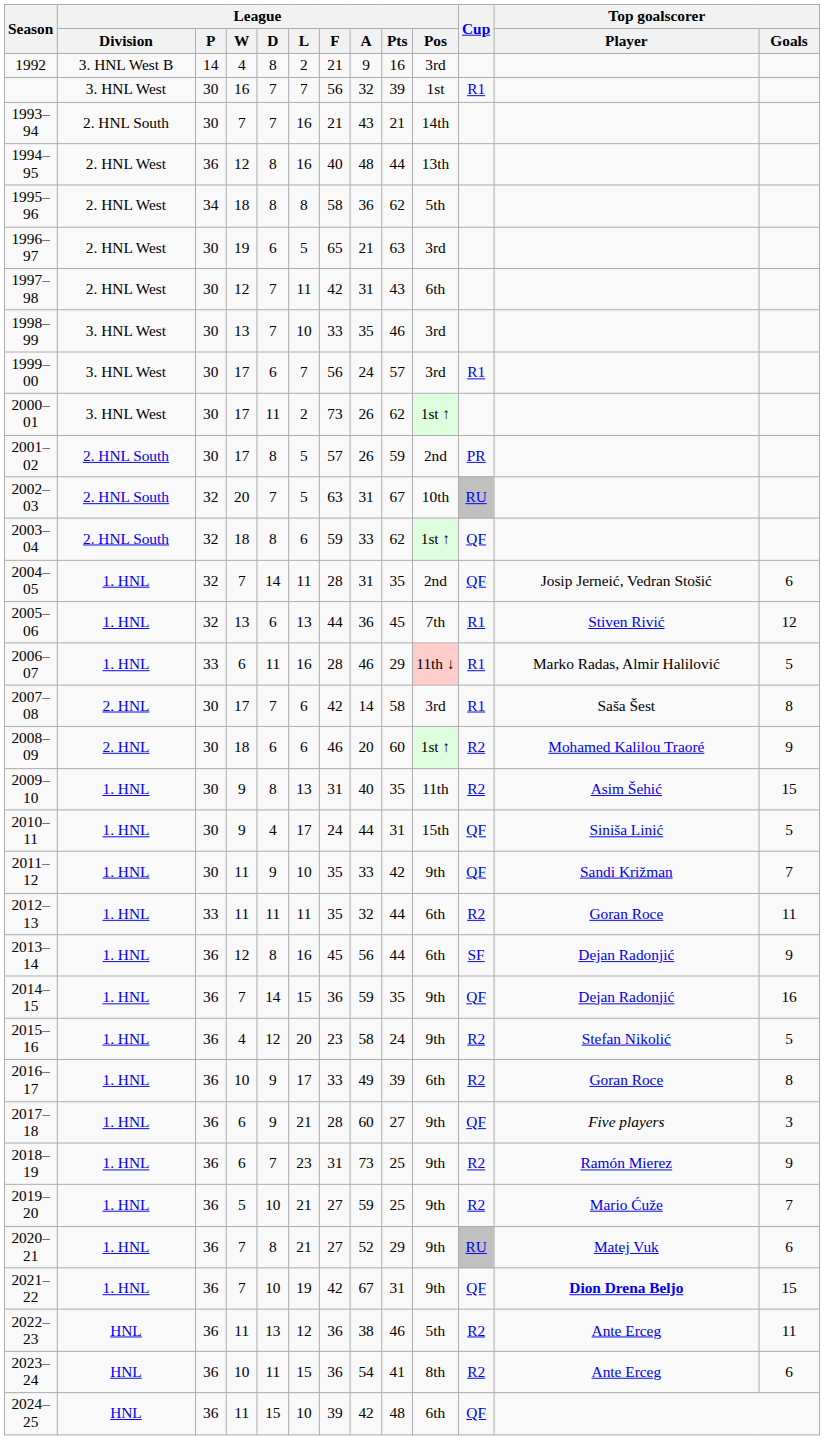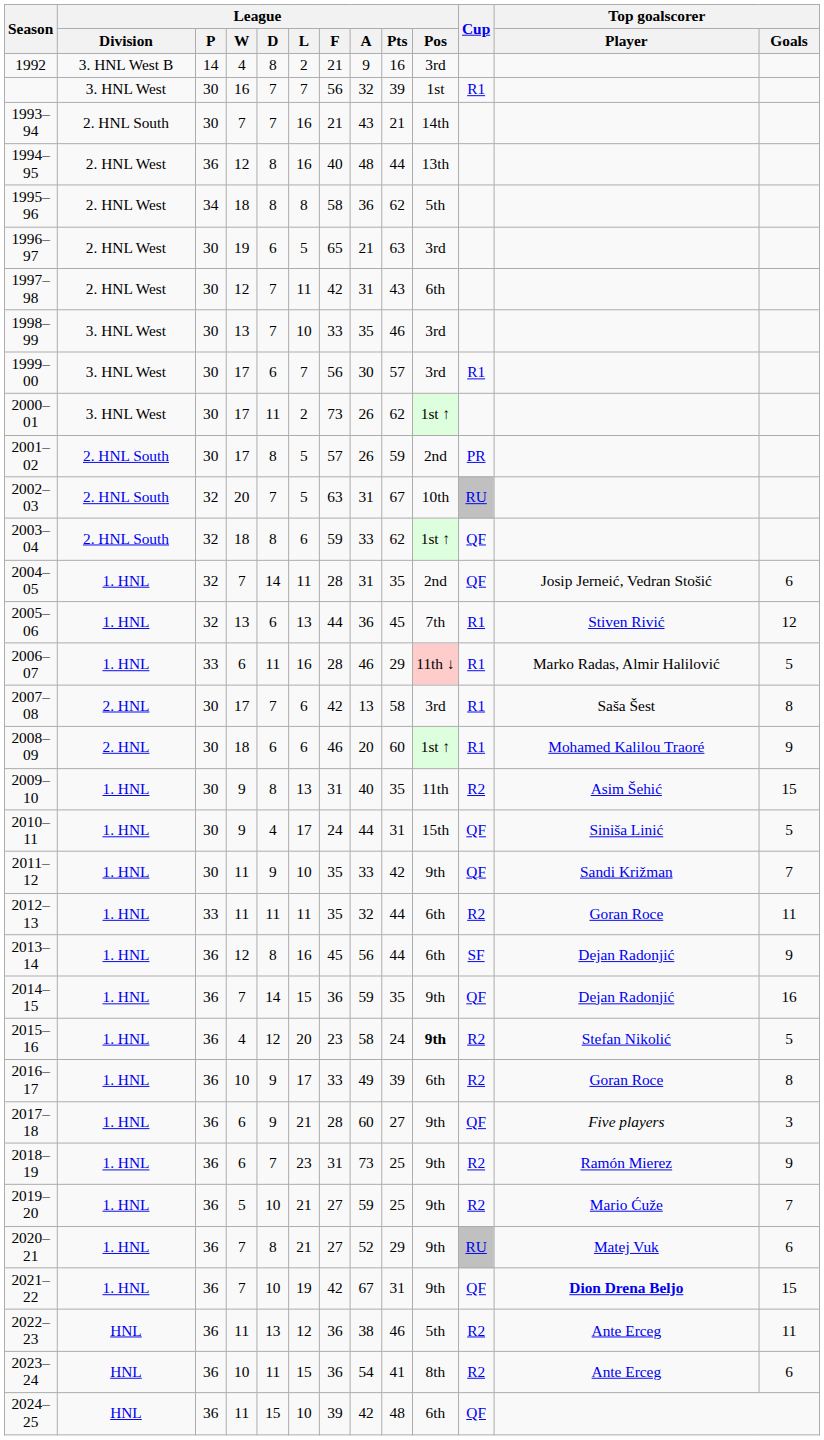(366, 372) 24 -> (366, 372) 30
(366, 705) 14 -> (366, 705) 13
(476, 747) R2 -> (476, 747) R1
(435, 1038) normal -> (435, 1038) bold
